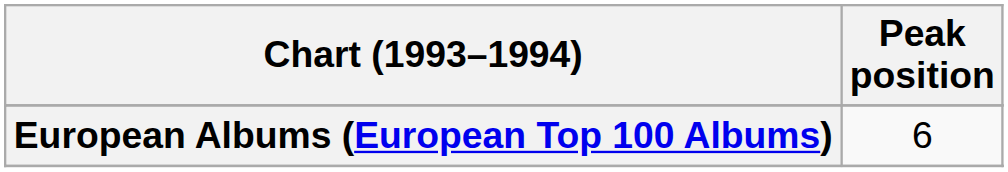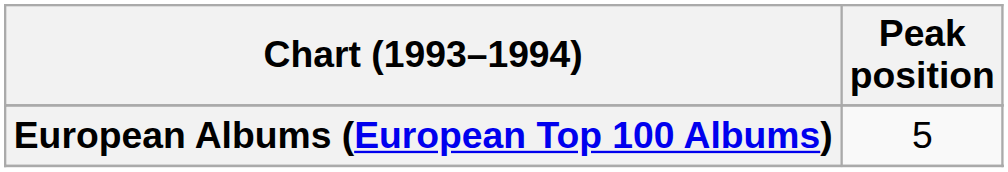(922, 135) 6 -> (922, 135) 5
